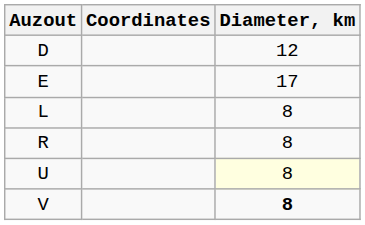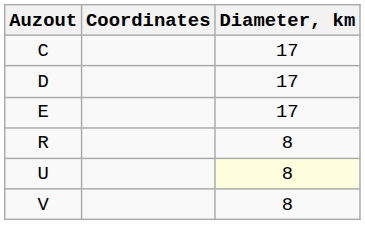+ row: (43, 51)
(287, 51) 12 -> (287, 82) 17
- row: (43, 112)
(287, 204) bold -> (287, 204) normal
